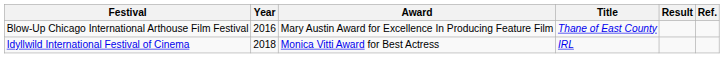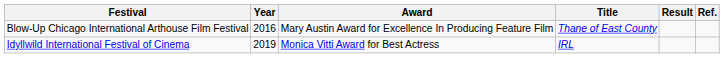(265, 45) 2018 -> (265, 45) 2019
